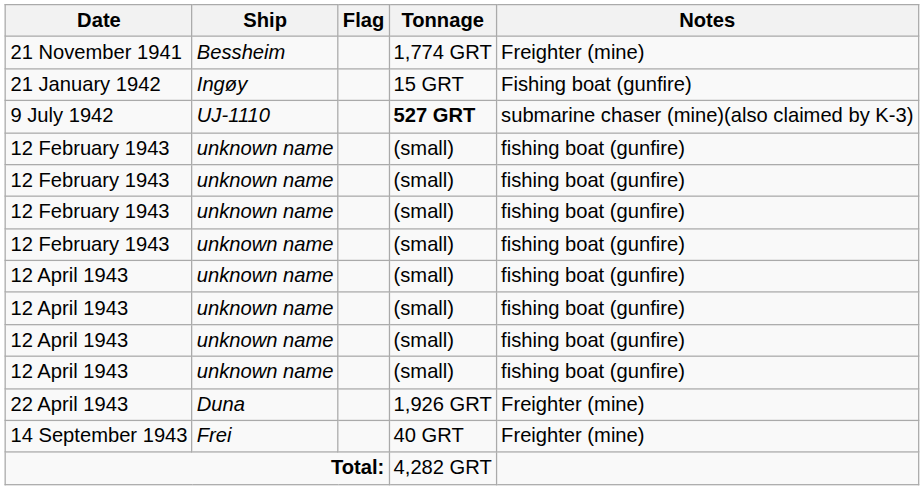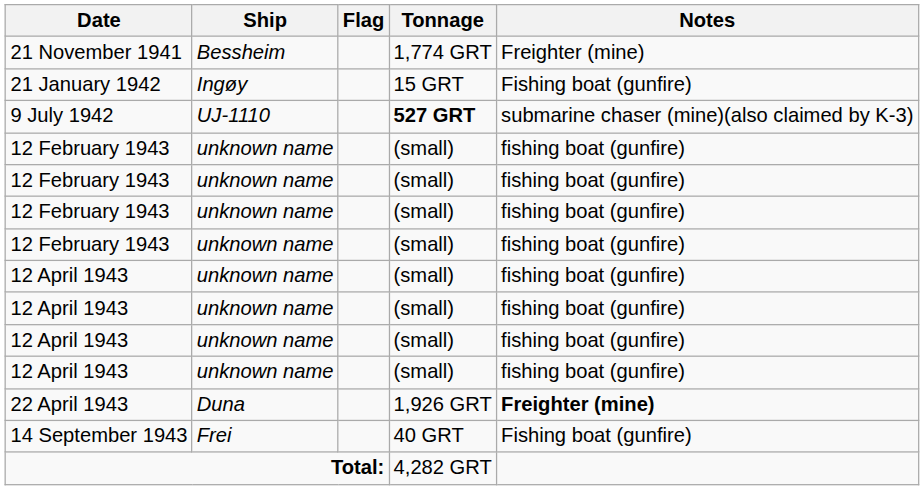(573, 404) normal -> (578, 404) bold
(573, 436) Freighter (mine) -> (596, 436) Fishing boat (gunfire)
